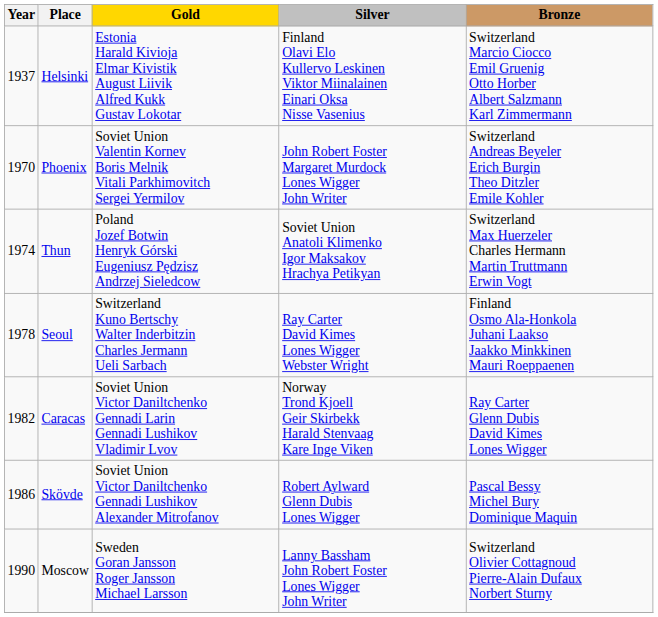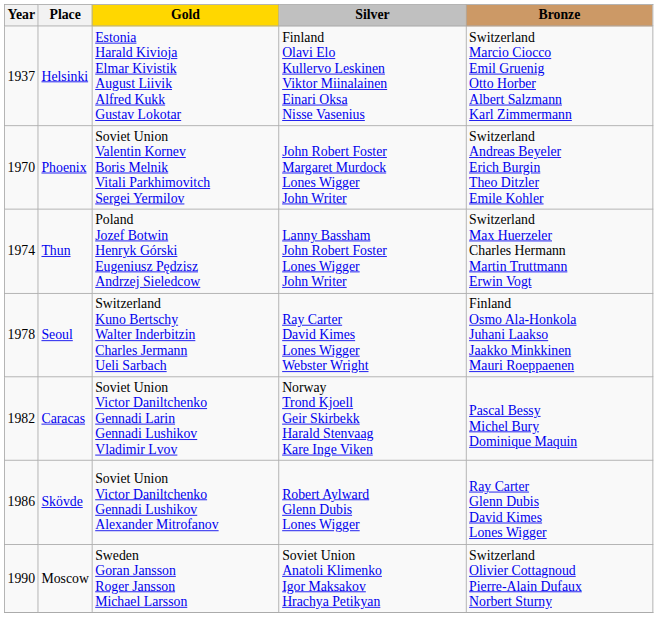(332, 251) Soviet Union Anatoli Klimenko Igor Maksakov Hrachya Petikyan -> (335, 258) Lanny Bassham John Robert Foster Lones Wigger John Writer
(508, 426) Ray Carter Glenn Dubis David Kimes Lones Wigger -> (523, 426) Pascal Bessy Michel Bury Dominique Maquin
(523, 502) Pascal Bessy Michel Bury Dominique Maquin -> (508, 510) Ray Carter Glenn Dubis David Kimes Lones Wigger
(335, 578) Lanny Bassham John Robert Foster Lones Wigger John Writer -> (332, 578) Soviet Union Anatoli Klimenko Igor Maksakov Hrachya Petikyan
